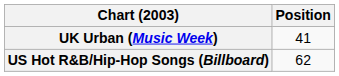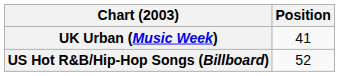(303, 60) 62 -> (303, 60) 52
